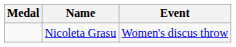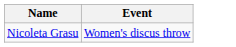- column: (23, 13)
